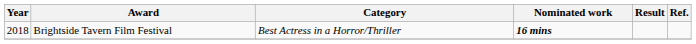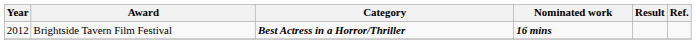(18, 30) 2018 -> (18, 30) 2012
(330, 30) normal -> (332, 30) bold
